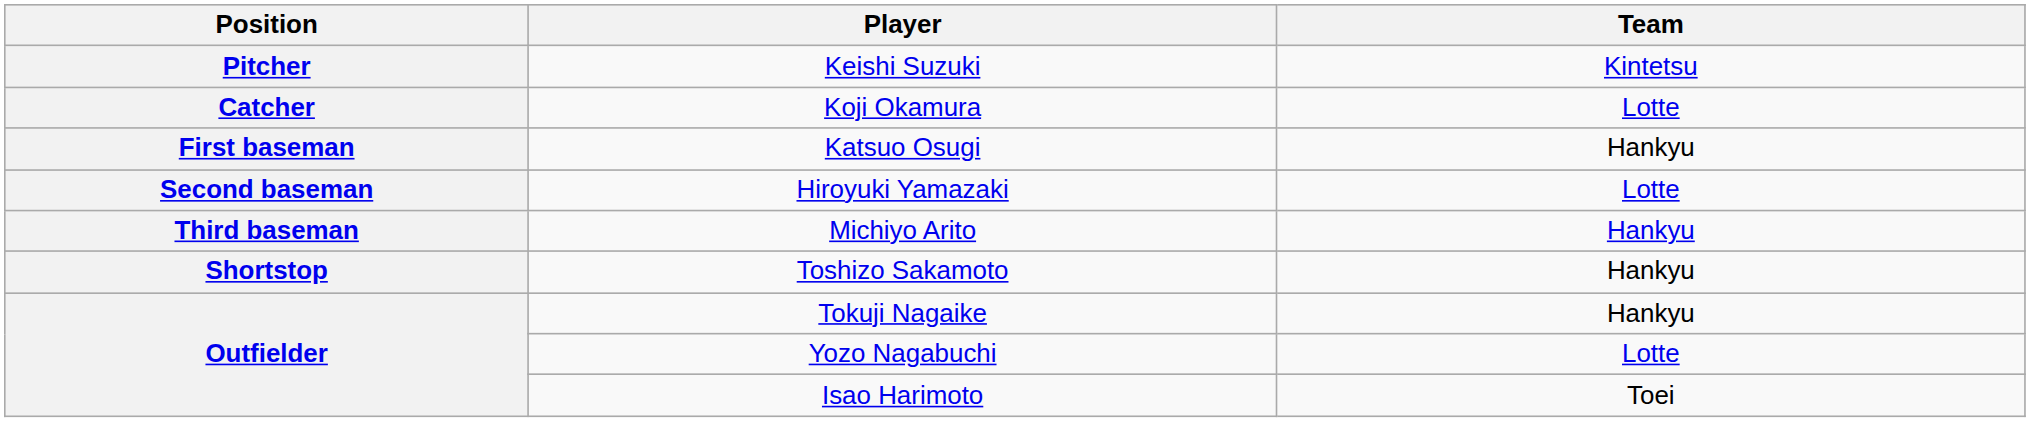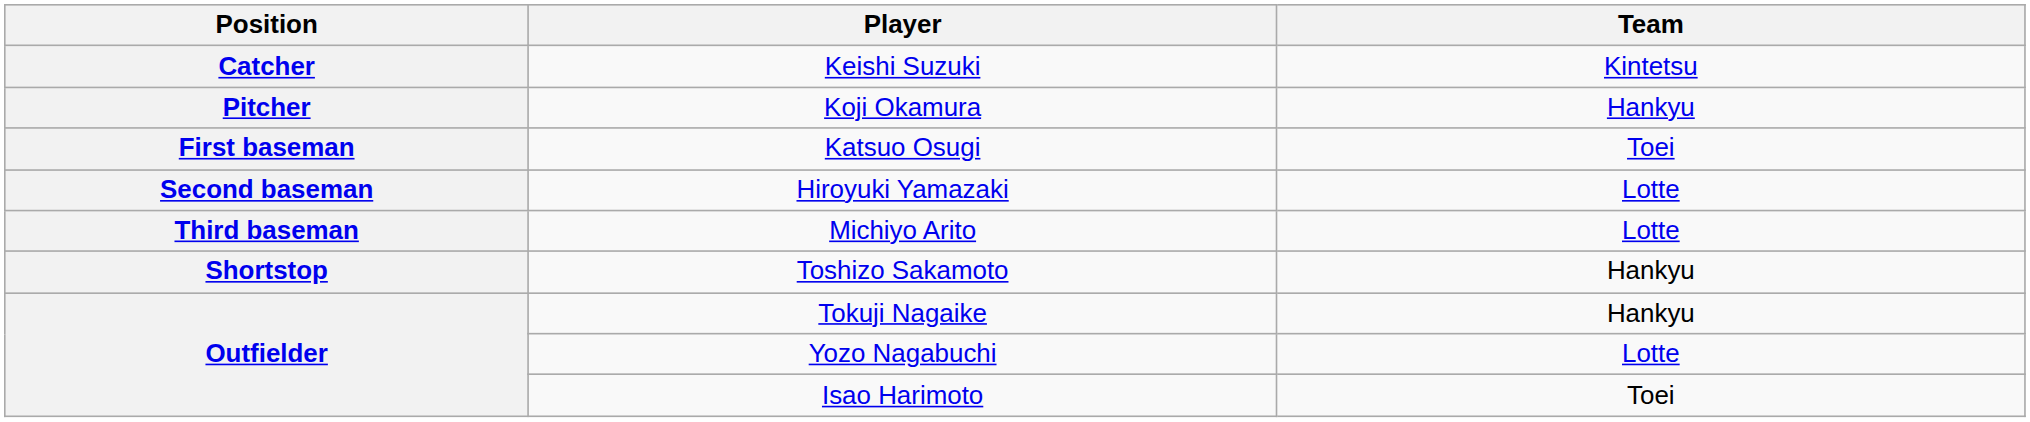(267, 66) Pitcher -> (267, 66) Catcher
(267, 107) Catcher -> (267, 107) Pitcher
(1651, 107) Lotte -> (1651, 107) Hankyu
(1651, 148) Hankyu -> (1651, 148) Toei
(1651, 230) Hankyu -> (1651, 230) Lotte
